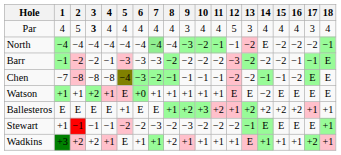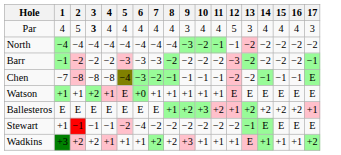- column: (328, 12)
(156, 45) lightgreen background -> (156, 45) no background
(265, 45) E -> (265, 45) −2
(109, 61) −1 -> (109, 61) −2
(297, 61) −1 -> (297, 61) −2
(297, 77) −2 -> (297, 77) −1
(265, 93) −2 -> (265, 93) E
(125, 110) +1 -> (125, 110) E
(140, 126) −2 -> (140, 126) −4
(156, 126) −3 -> (156, 126) −2
(187, 126) −3 -> (187, 126) −2
(125, 142) E -> (125, 142) +1
(156, 142) +1 -> (156, 142) +2
(187, 142) +1 -> (187, 142) +3
